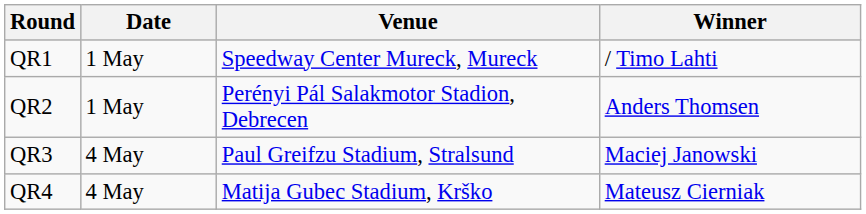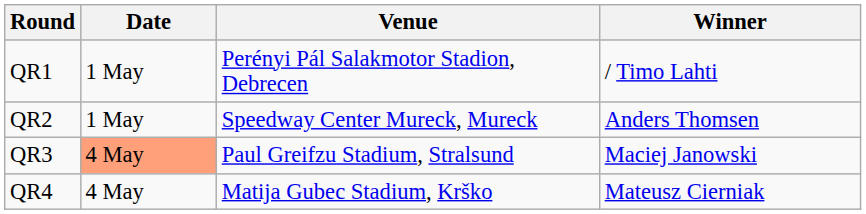(380, 58) Speedway Center Mureck, Mureck -> (368, 70) Perényi Pál Salakmotor Stadion, Debrecen
(368, 106) Perényi Pál Salakmotor Stadion, Debrecen -> (380, 119) Speedway Center Mureck, Mureck
(115, 155) no background -> (115, 155) lightsalmon background
